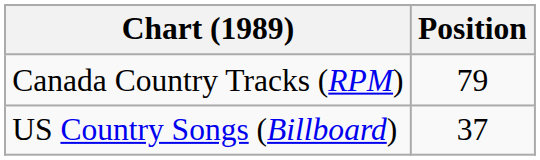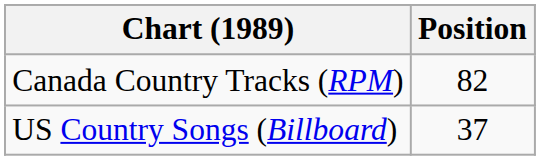(472, 79) 79 -> (472, 79) 82
